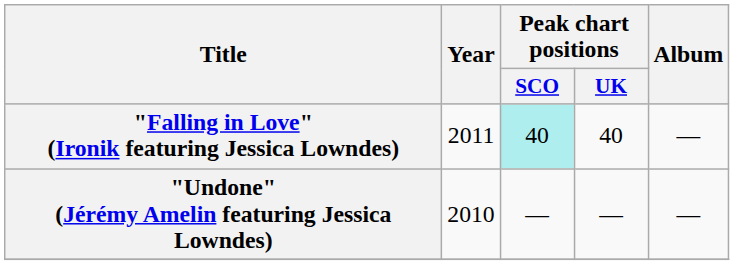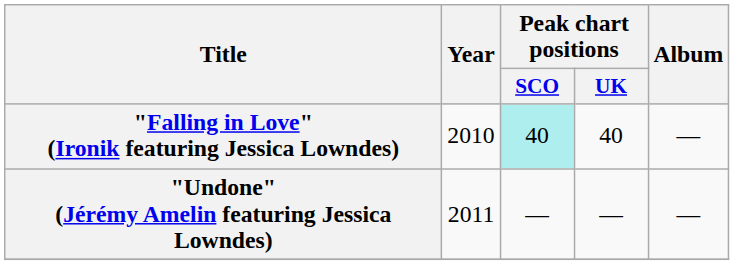(471, 135) 2011 -> (471, 135) 2010
(471, 213) 2010 -> (471, 213) 2011
